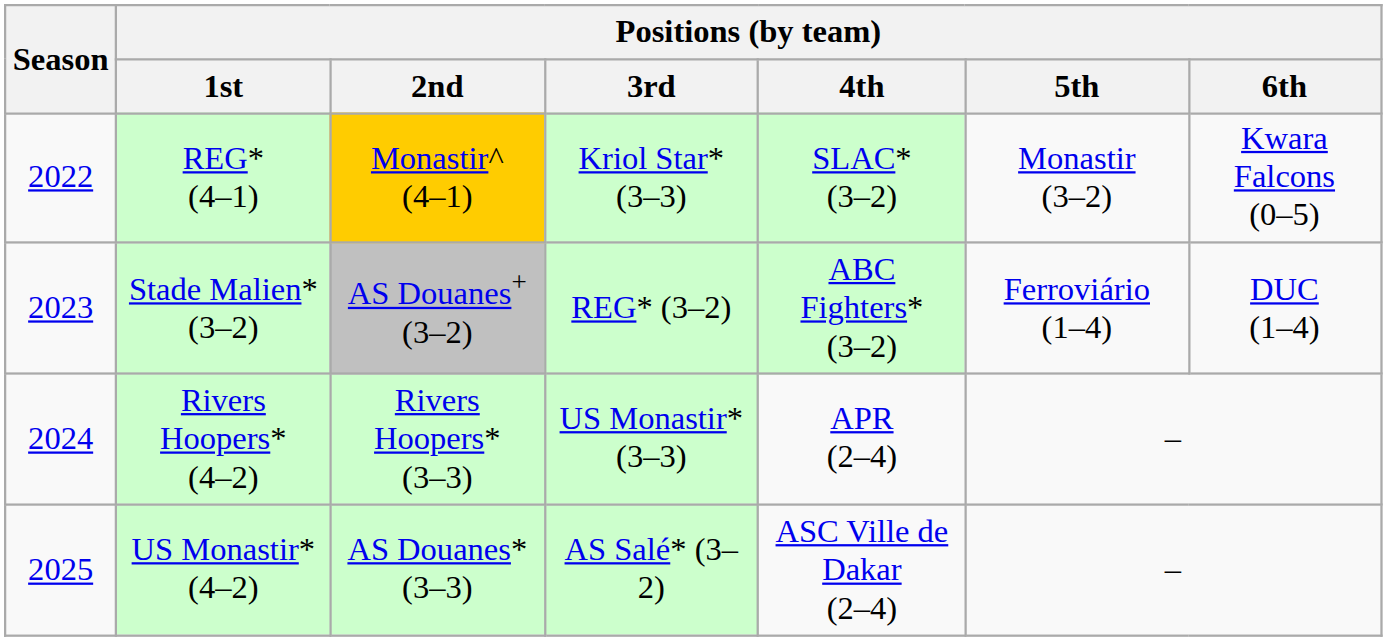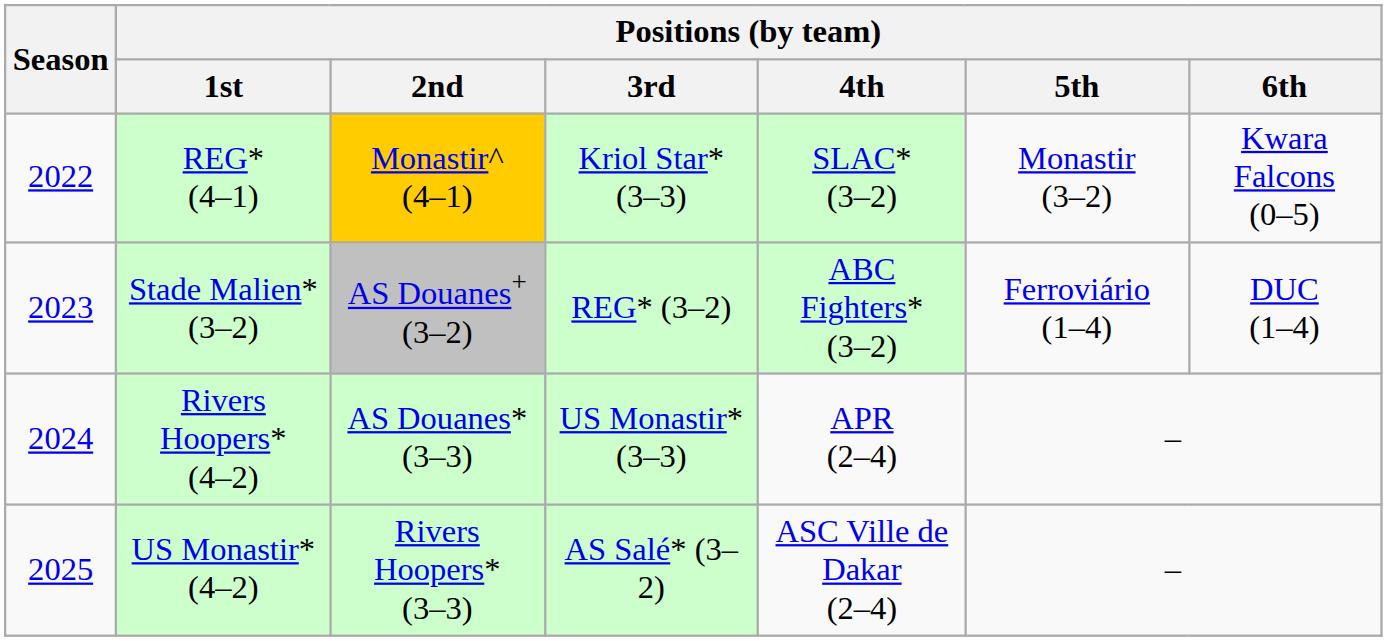(437, 438) Rivers Hoopers* (3–3) -> (437, 438) AS Douanes* (3–3)
(437, 569) AS Douanes* (3–3) -> (437, 569) Rivers Hoopers* (3–3)
